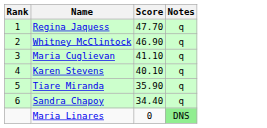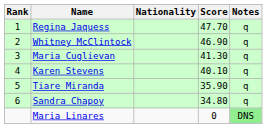+ column: (166, 12)
(149, 56) 41.10 -> (214, 56) 41.30
(149, 101) 34.40 -> (214, 101) 34.80
